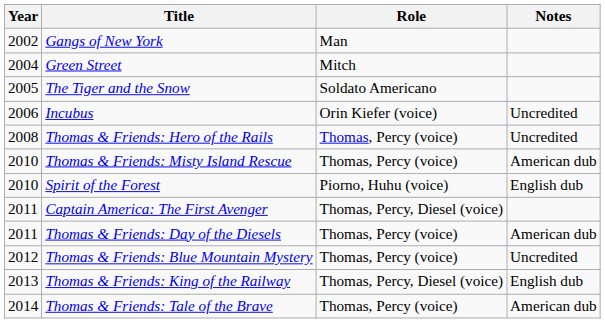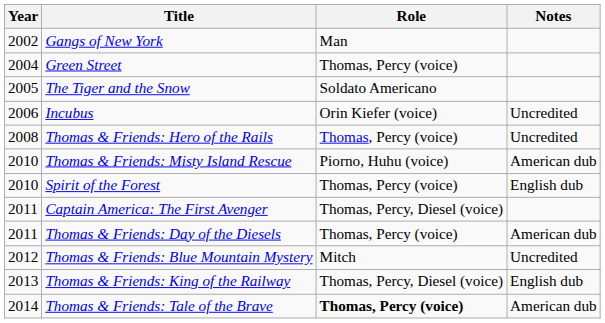(338, 64) Mitch -> (389, 64) Thomas, Percy (voice)
(389, 161) Thomas, Percy (voice) -> (384, 161) Piorno, Huhu (voice)
(384, 185) Piorno, Huhu (voice) -> (389, 185) Thomas, Percy (voice)
(389, 257) Thomas, Percy (voice) -> (338, 257) Mitch
(389, 305) normal -> (391, 305) bold
